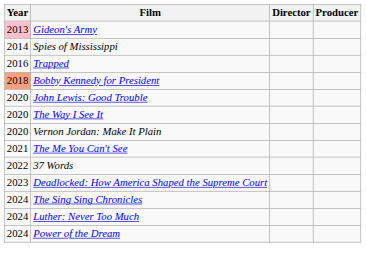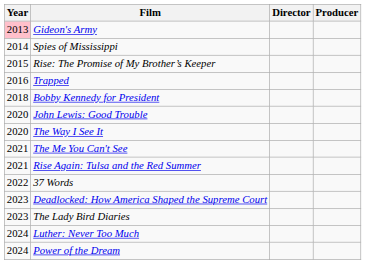+ row: (124, 64)
(18, 81) lightsalmon background -> (18, 98) no background
- row: (97, 132)
+ row: (117, 166)
+ row: (81, 217)
- row: (88, 200)
